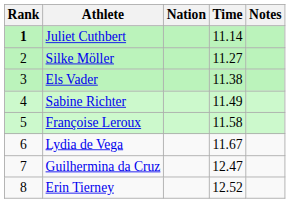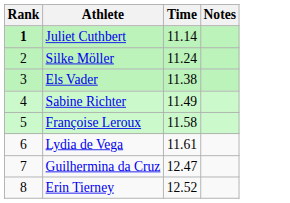- column: (186, 15)
(228, 58) 11.27 -> (182, 58) 11.24
(228, 144) 11.67 -> (182, 144) 11.61
